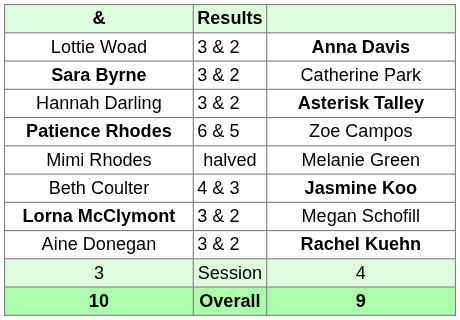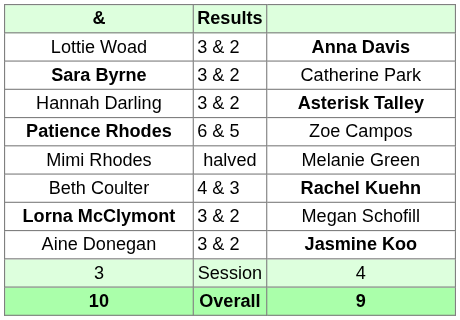(361, 188) Jasmine Koo -> (361, 188) Rachel Kuehn
(361, 244) Rachel Kuehn -> (361, 244) Jasmine Koo
